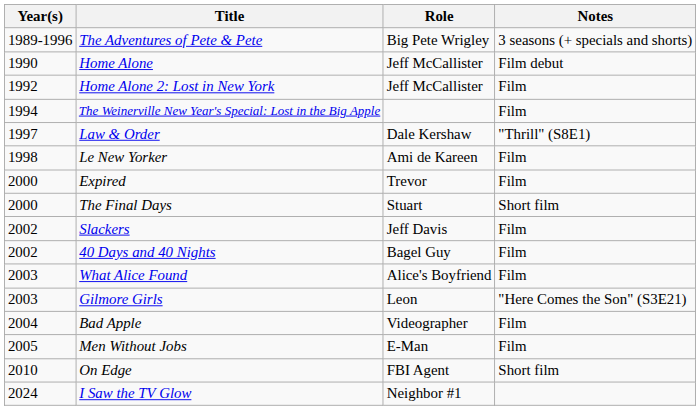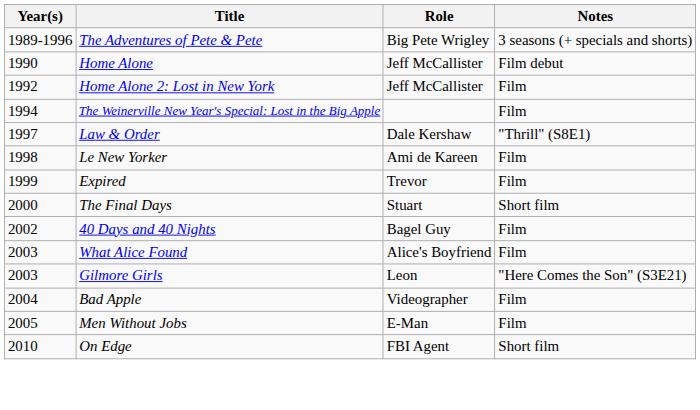(23, 181) 2000 -> (23, 181) 1999
- row: (104, 228)
- row: (135, 393)
